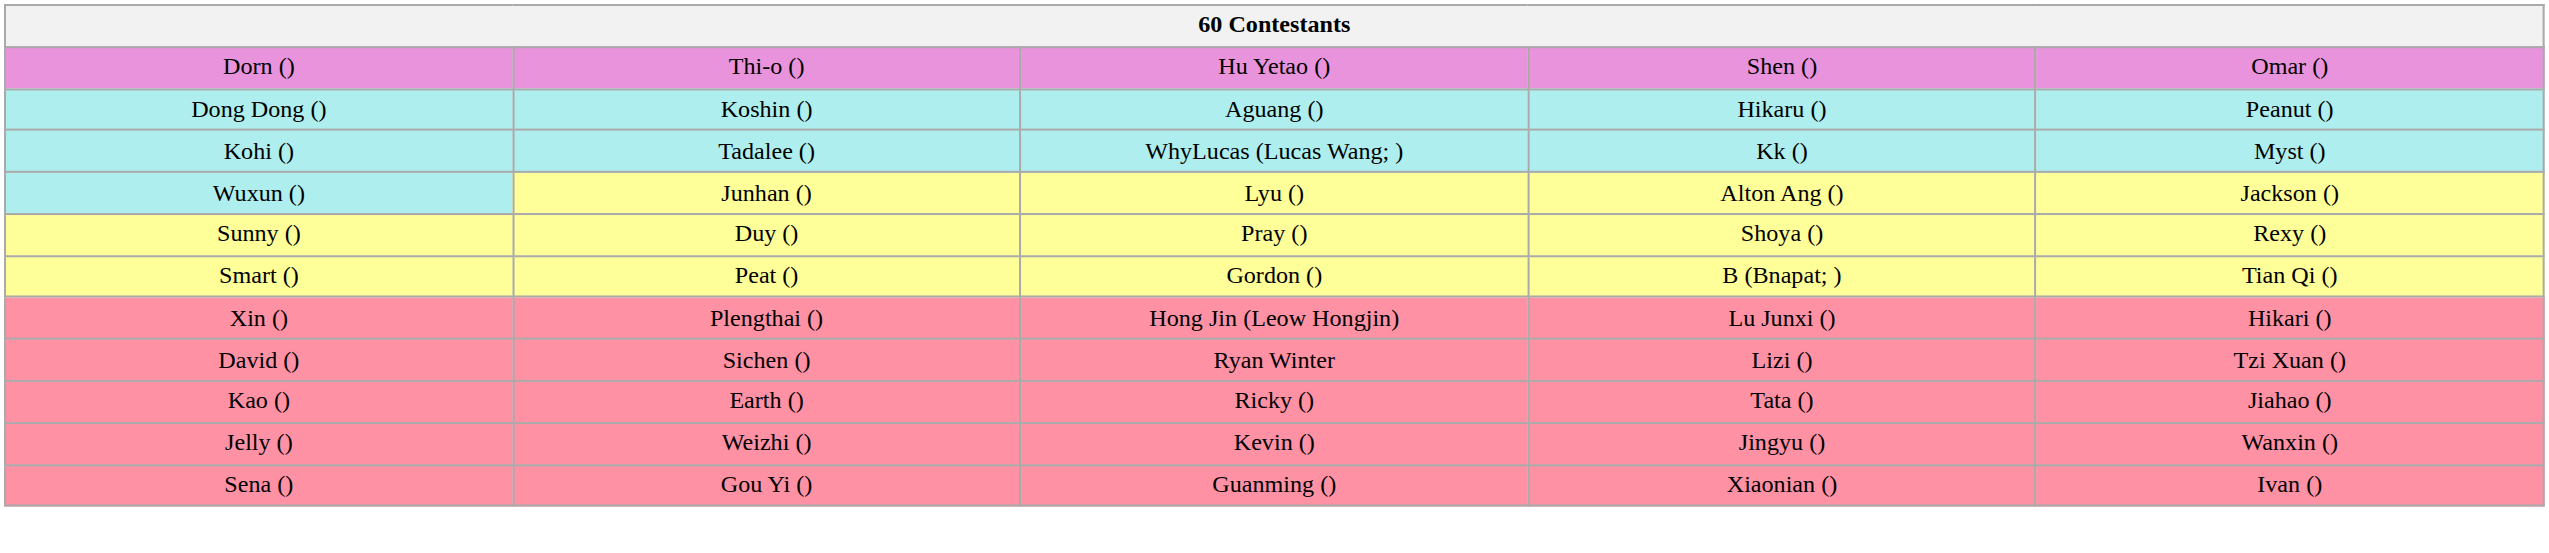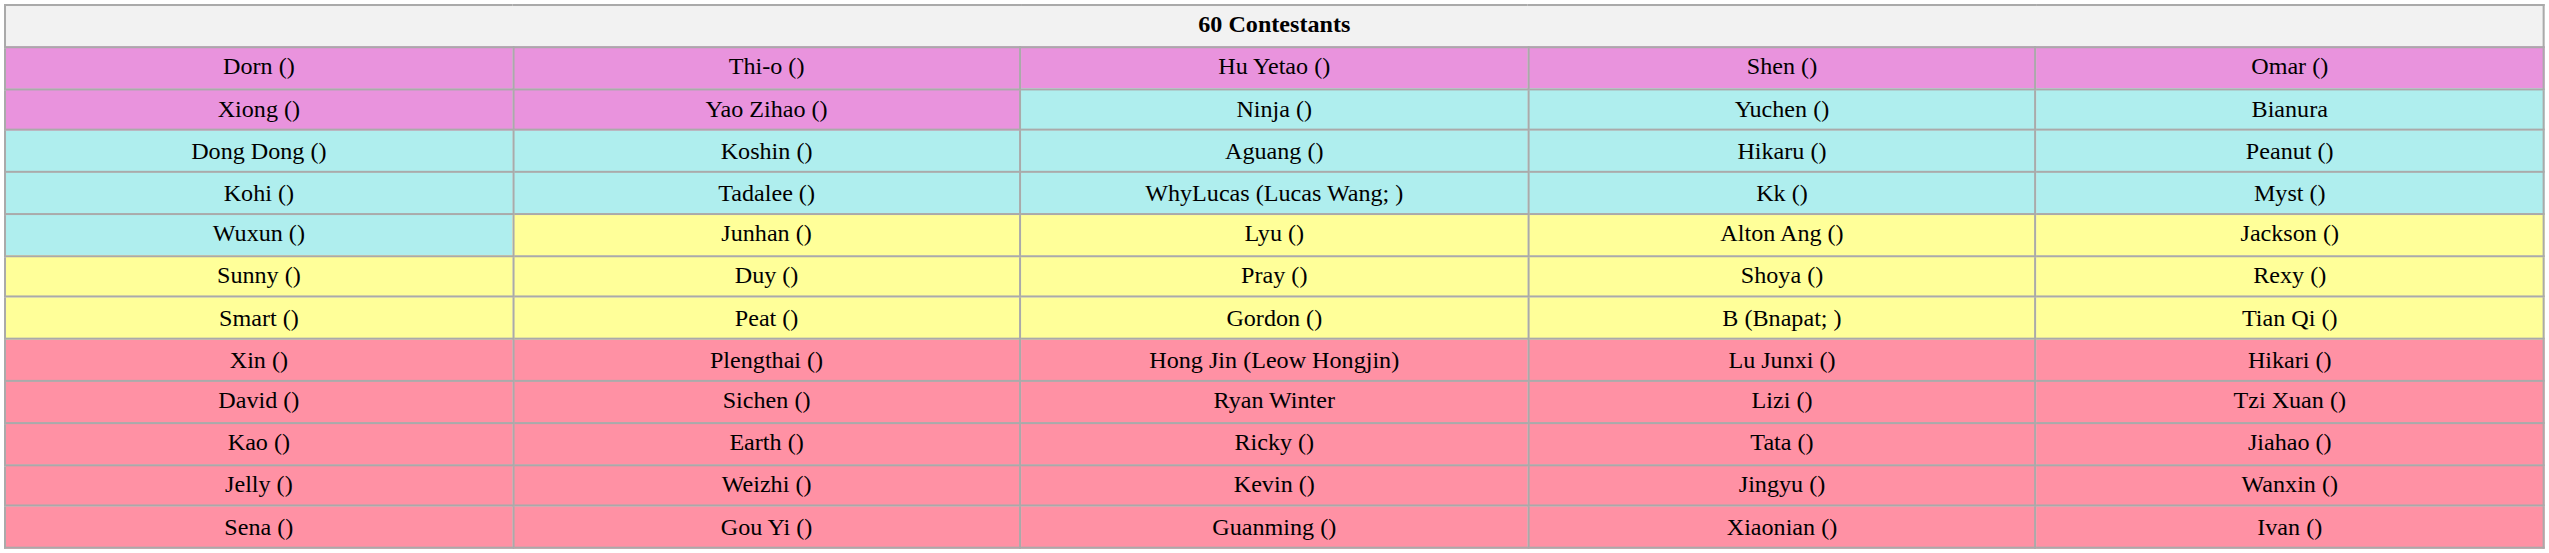+ row: (259, 108)
